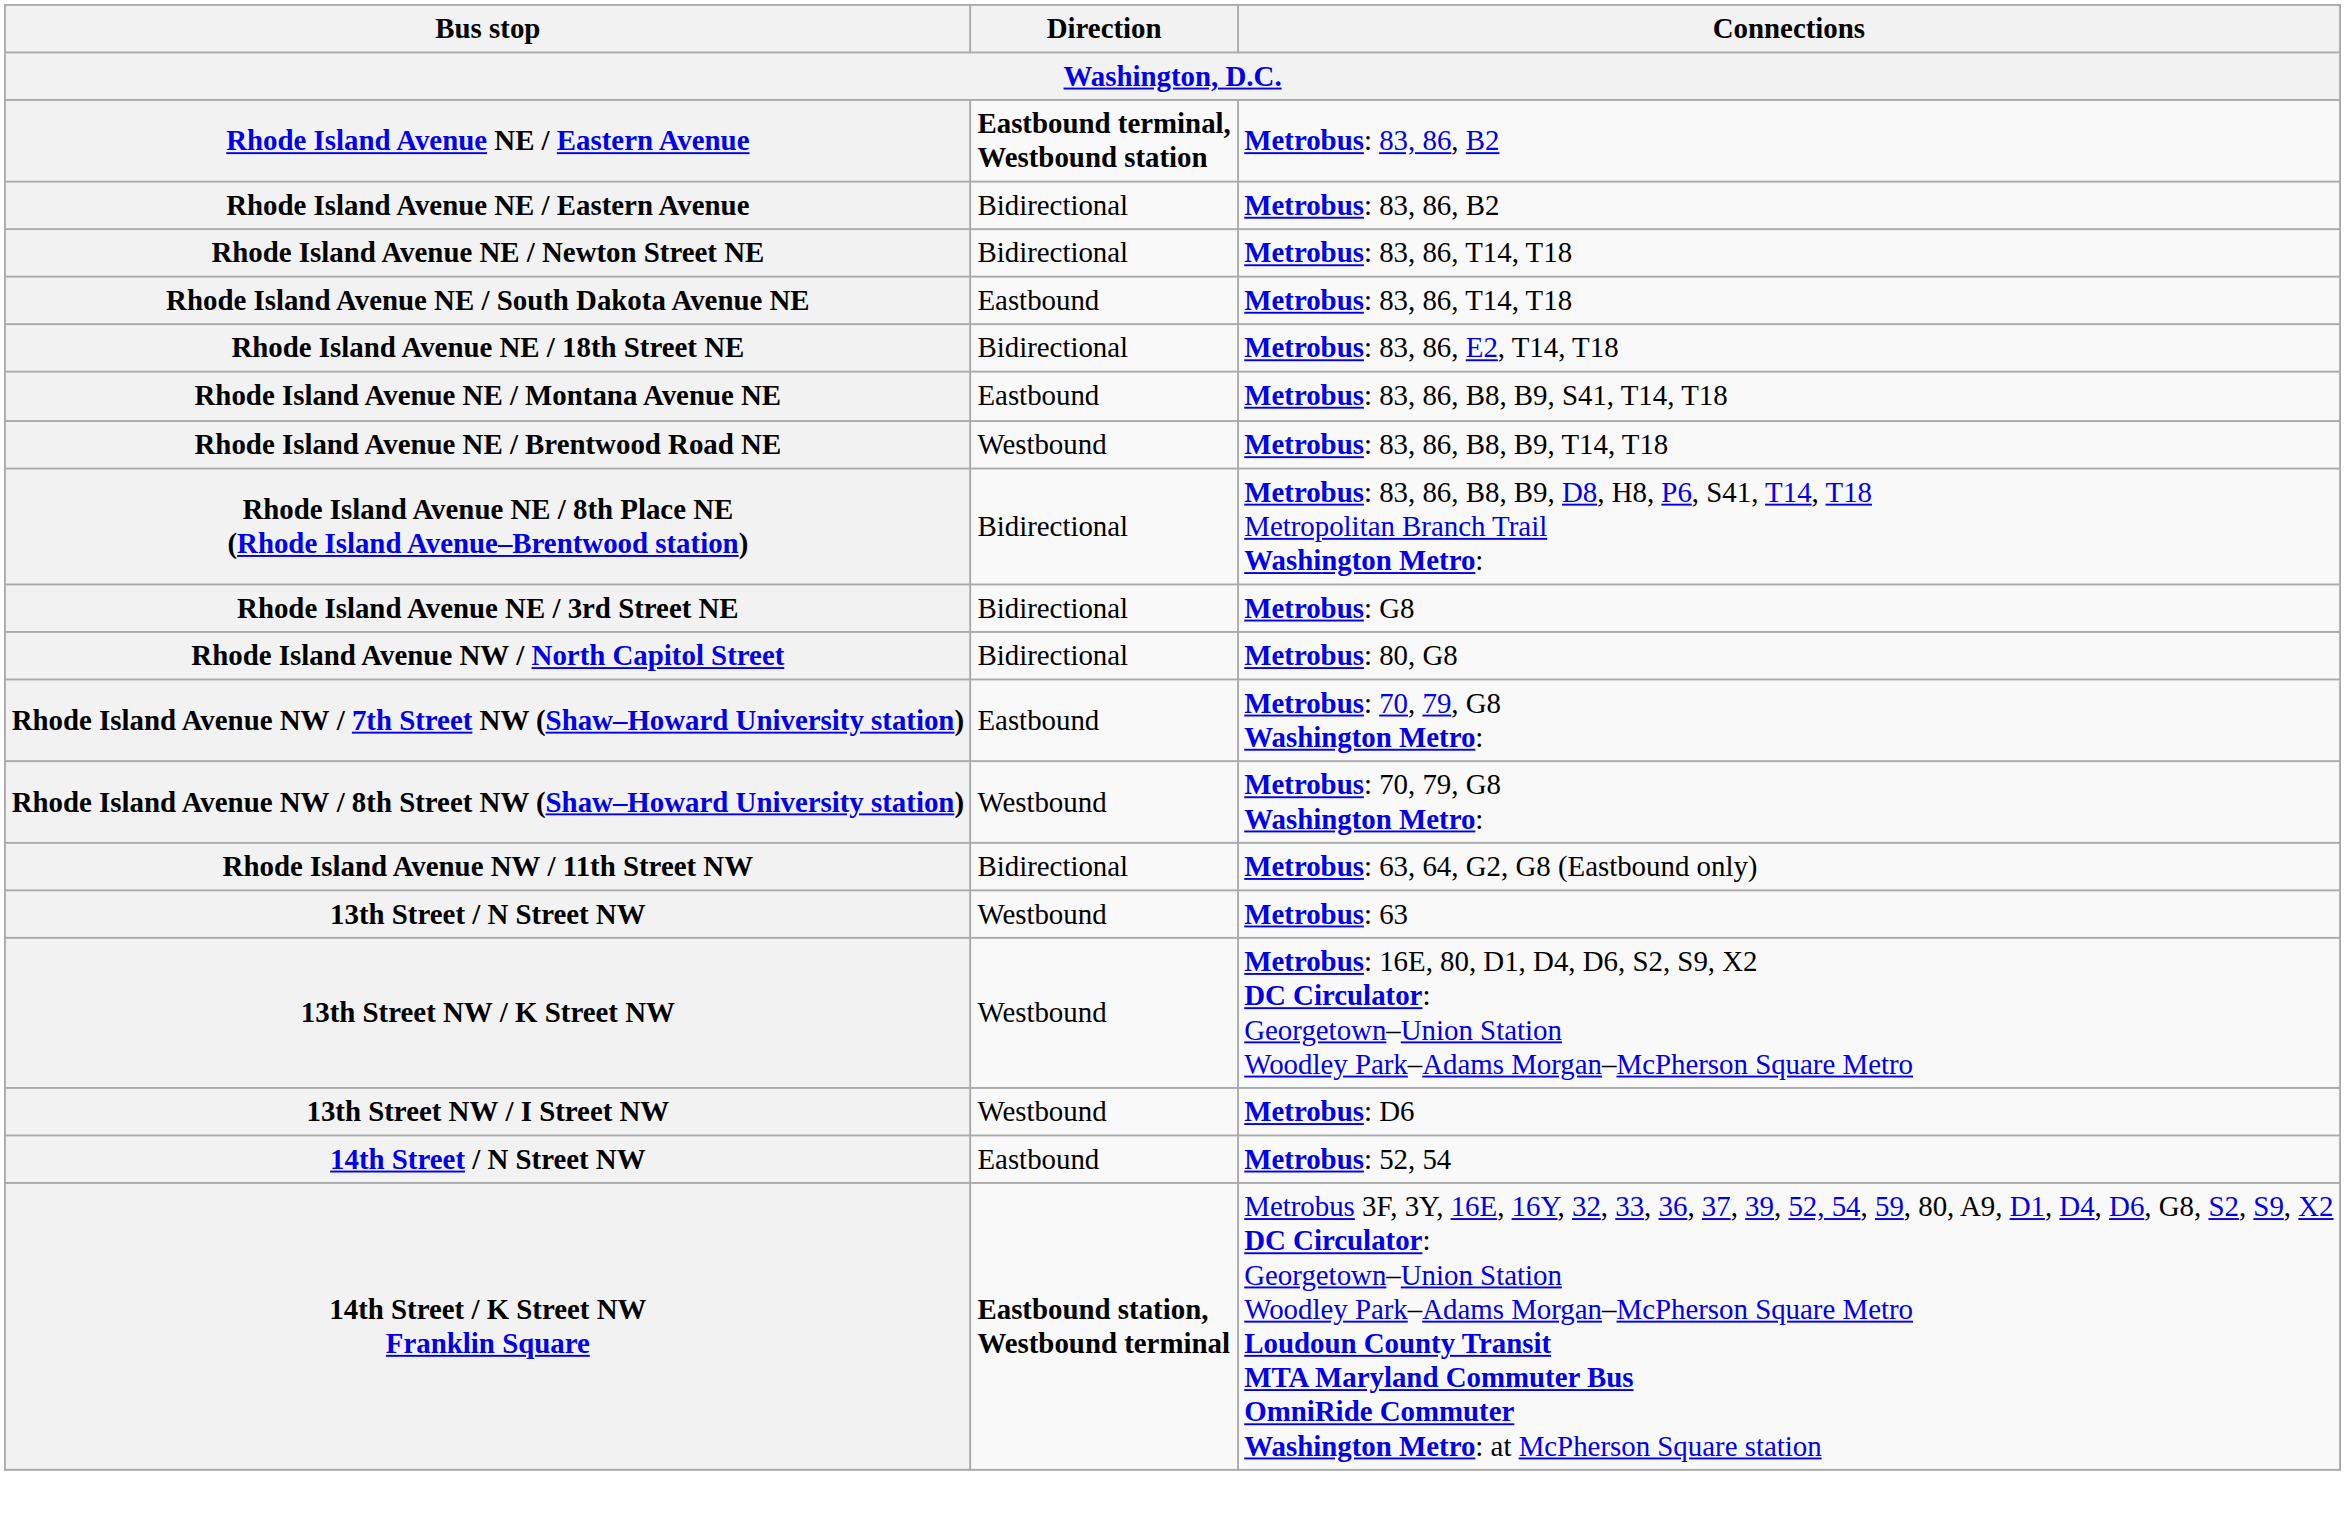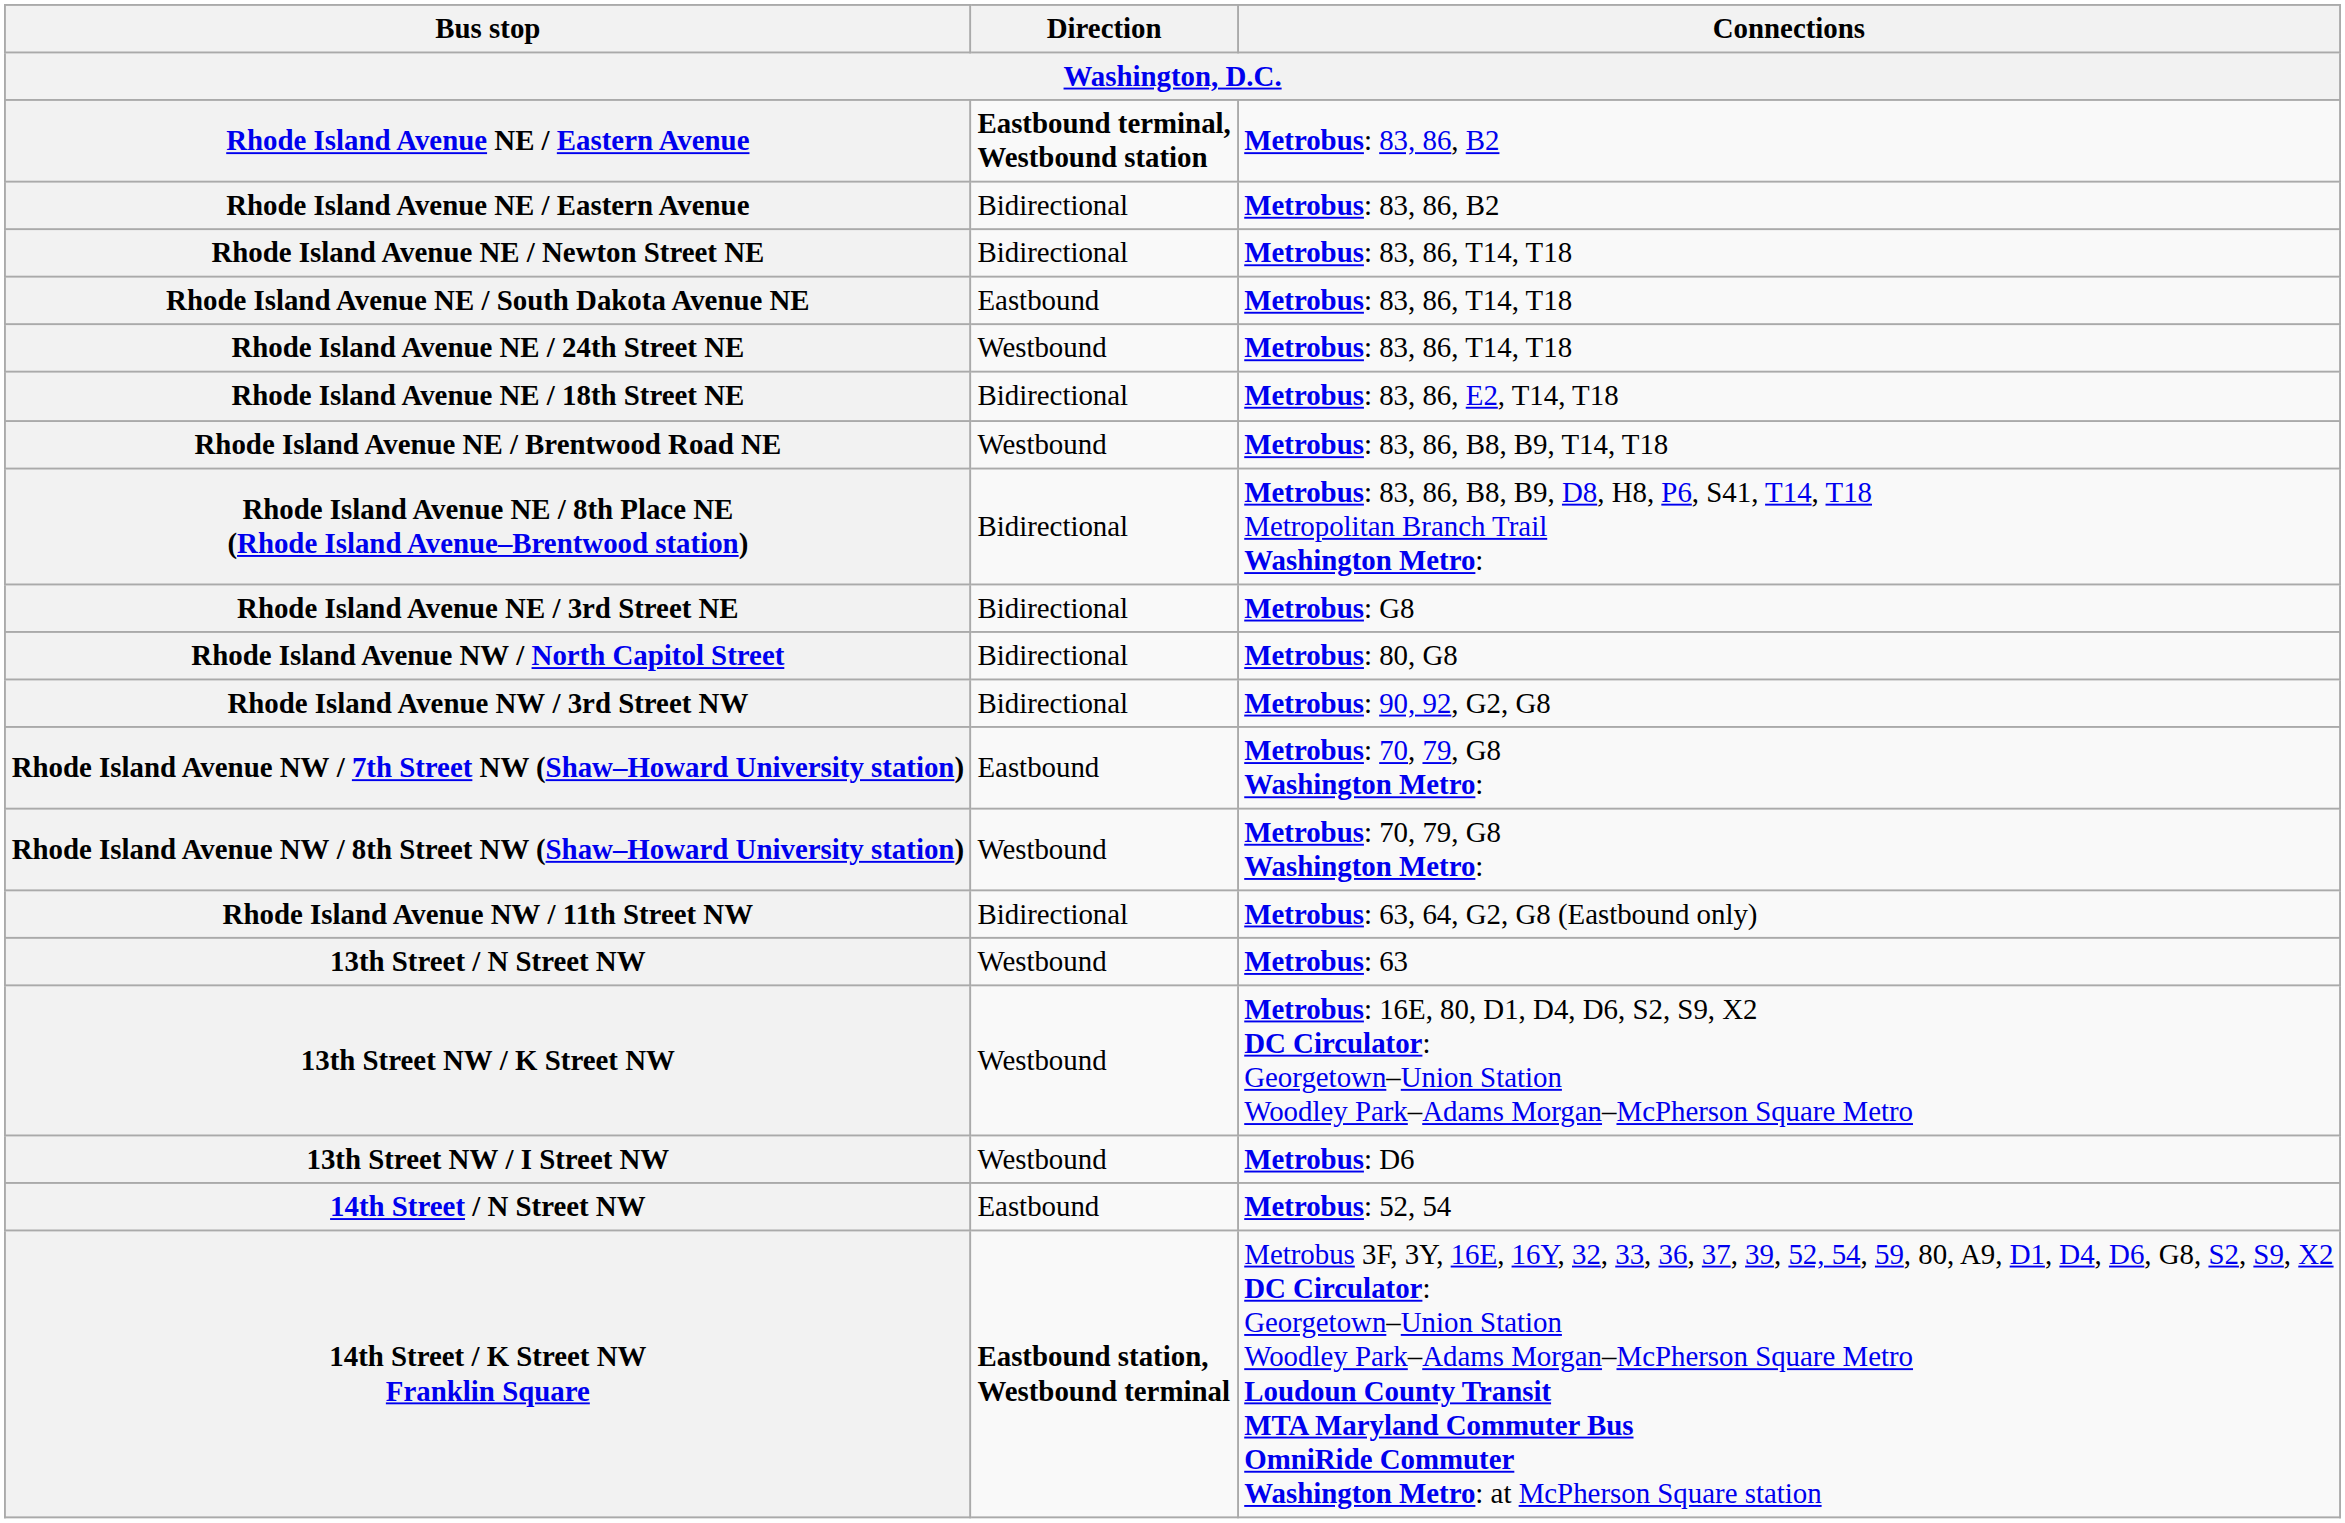+ row: (488, 348)
- row: (488, 396)
+ row: (488, 702)
